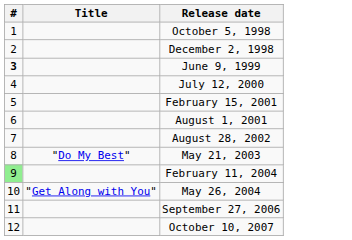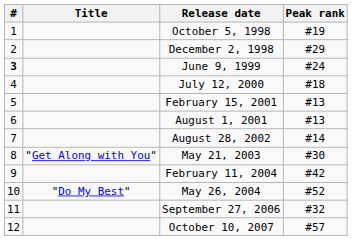+ column: (315, 13)
(91, 156) "Do My Best" -> (91, 156) "Get Along with You"
(14, 173) lightgreen background -> (14, 173) no background
(91, 191) "Get Along with You" -> (91, 191) "Do My Best"
